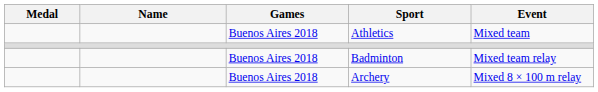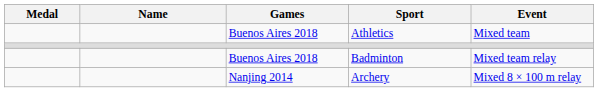(273, 77) Buenos Aires 2018 -> (261, 77) Nanjing 2014
